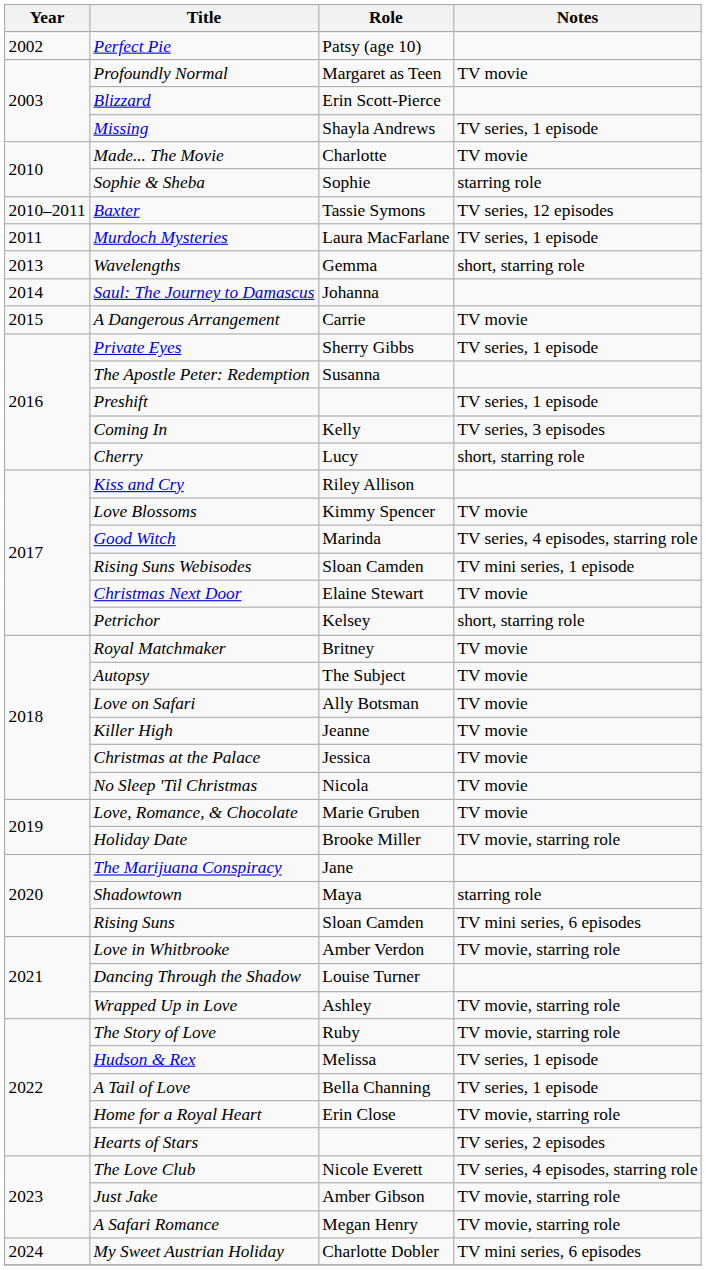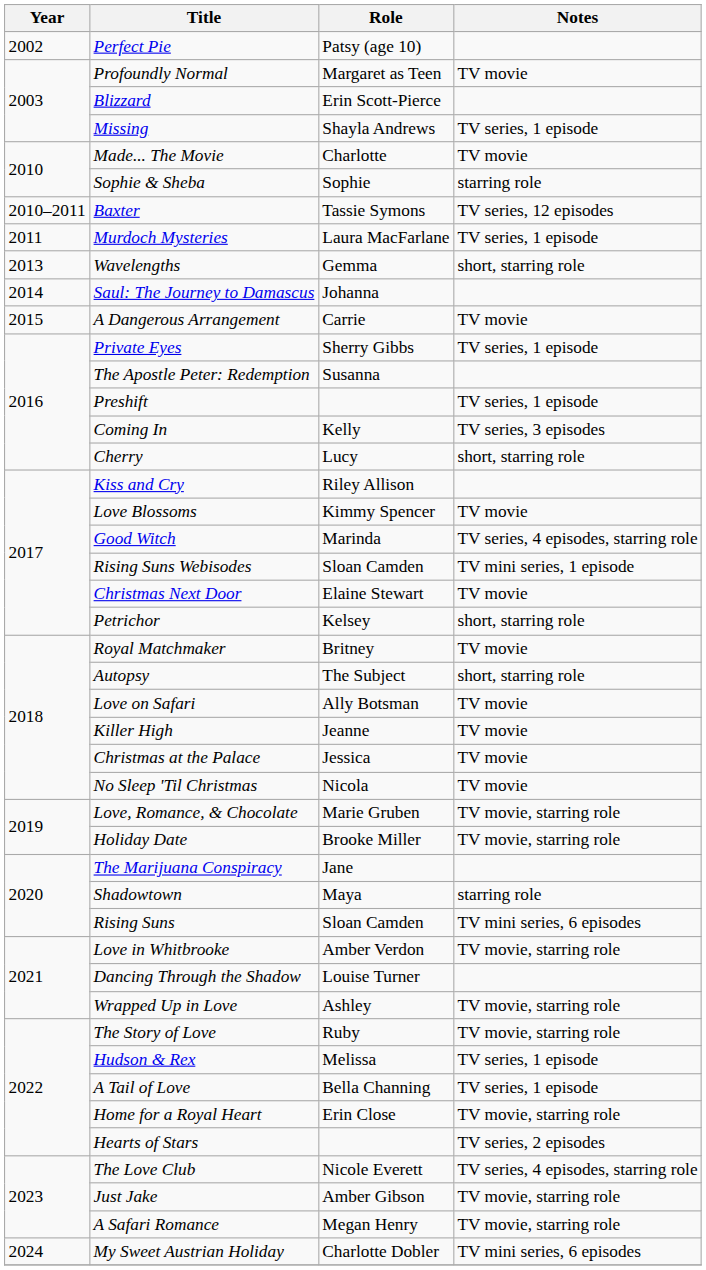(493, 675) TV movie -> (521, 675) short, starring role
(493, 812) TV movie -> (539, 812) TV movie, starring role
